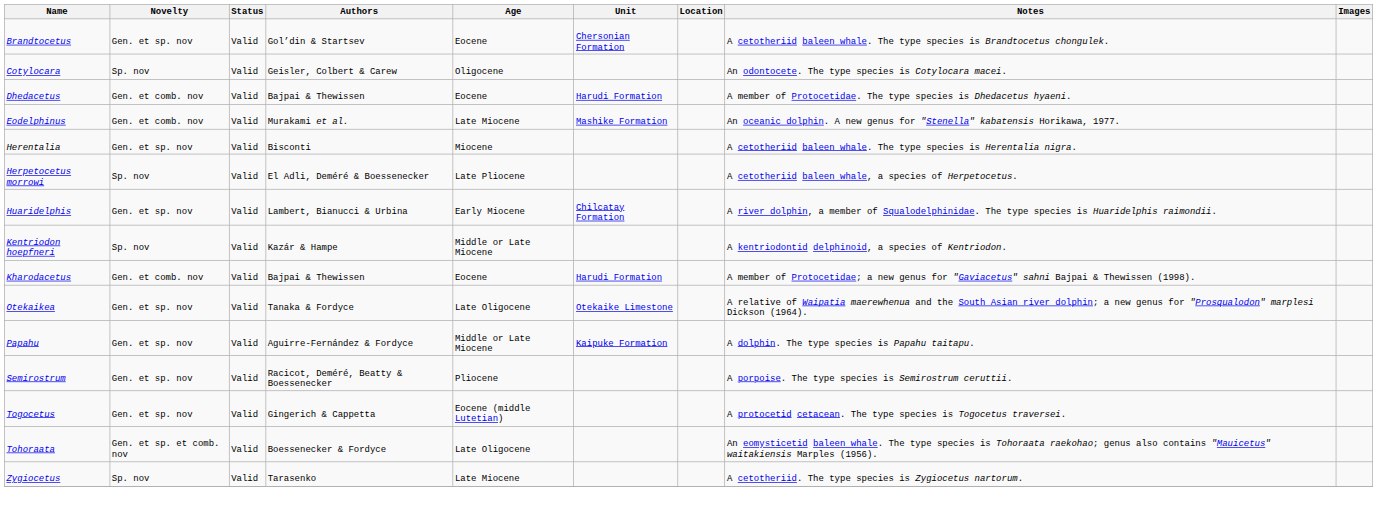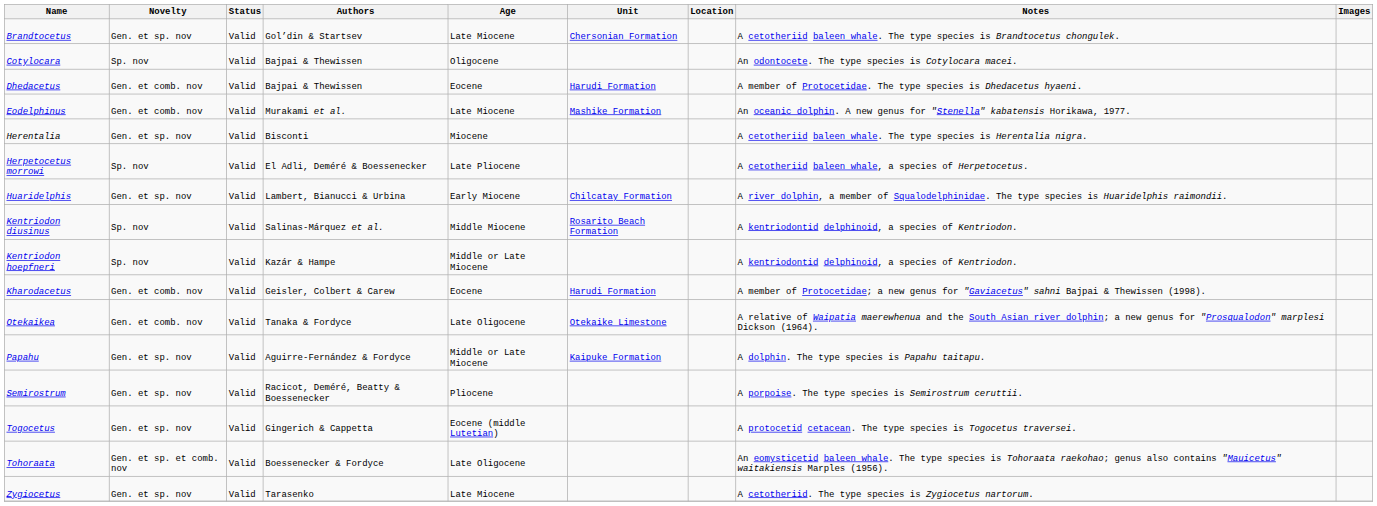(471, 42) Eocene -> (482, 37) Late Miocene
(332, 72) Geisler, Colbert & Carew -> (314, 62) Bajpai & Thewissen
+ row: (33, 227)
(316, 278) Bajpai & Thewissen -> (330, 292) Geisler, Colbert & Carew
(152, 308) Gen. et sp. nov -> (157, 323) Gen. et comb. nov
(131, 479) Sp. nov -> (151, 494) Gen. et sp. nov
